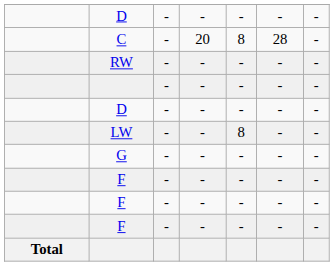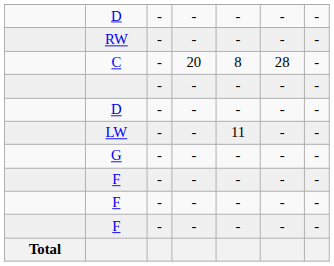rows swapped: (121, 62) <-> (121, 39)
(241, 132) 8 -> (238, 132) 11
